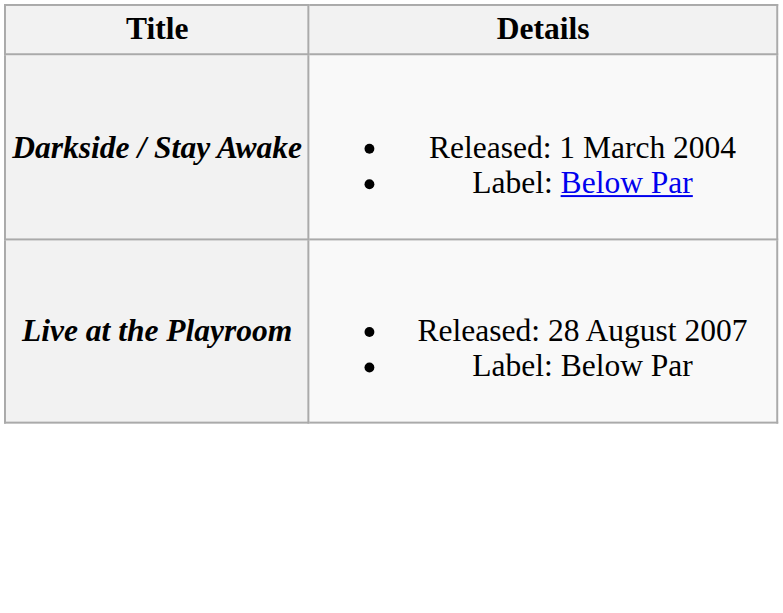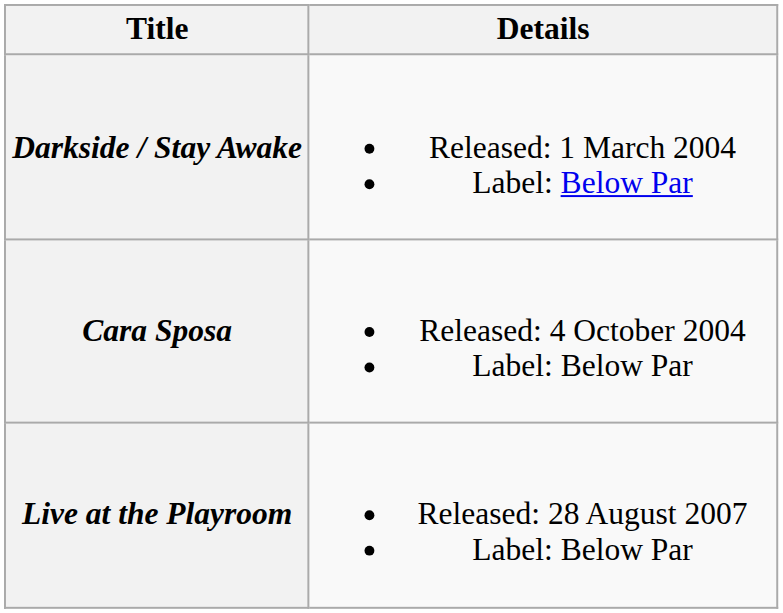+ row: (157, 330)
